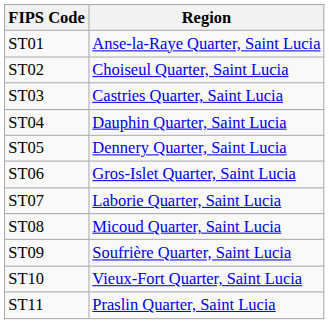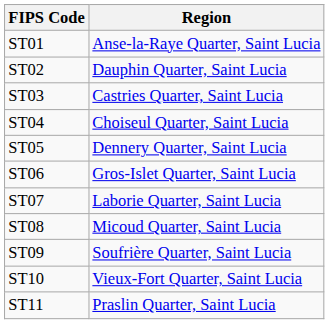(190, 69) Choiseul Quarter, Saint Lucia -> (190, 69) Dauphin Quarter, Saint Lucia
(190, 122) Dauphin Quarter, Saint Lucia -> (190, 122) Choiseul Quarter, Saint Lucia
